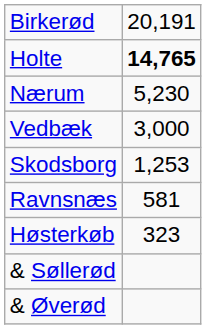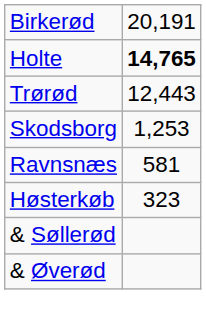+ row: (44, 93)
- row: (47, 93)
- row: (51, 128)
